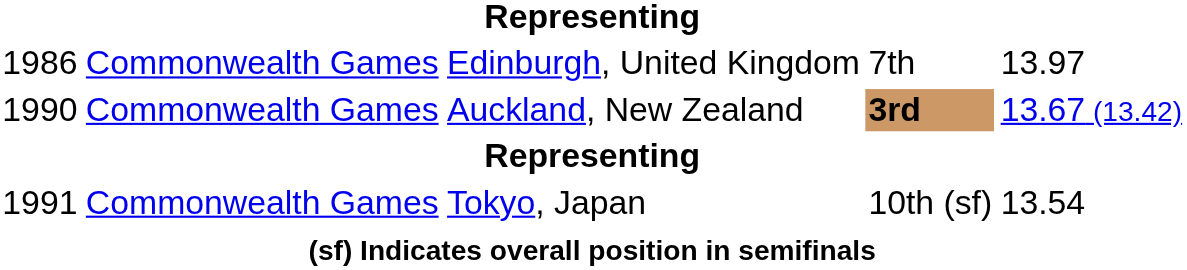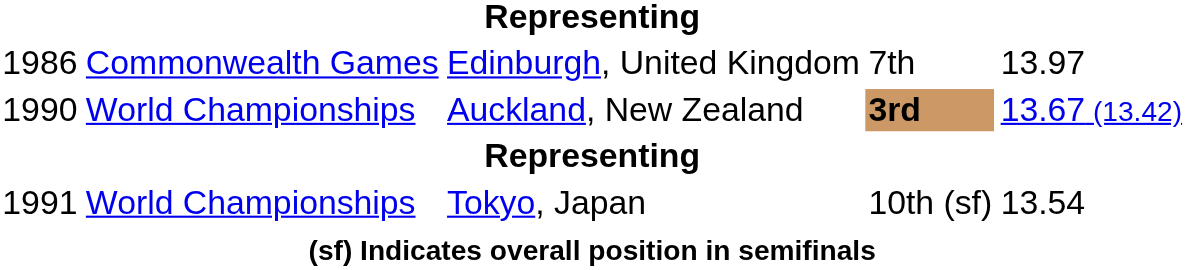(262, 109) Commonwealth Games -> (251, 109) World Championships
(262, 202) Commonwealth Games -> (251, 202) World Championships
